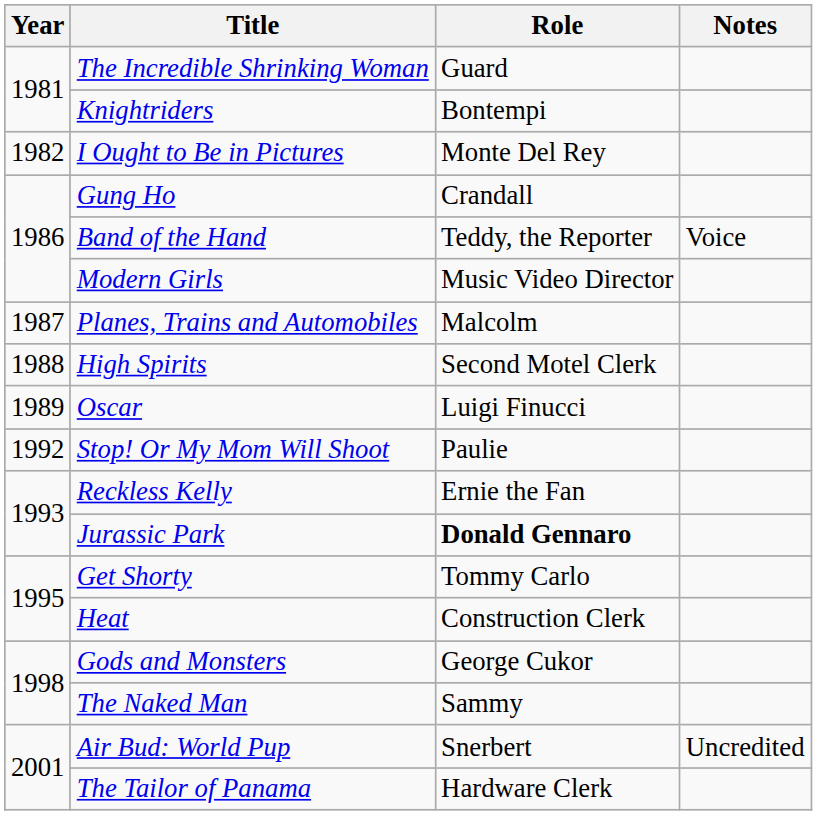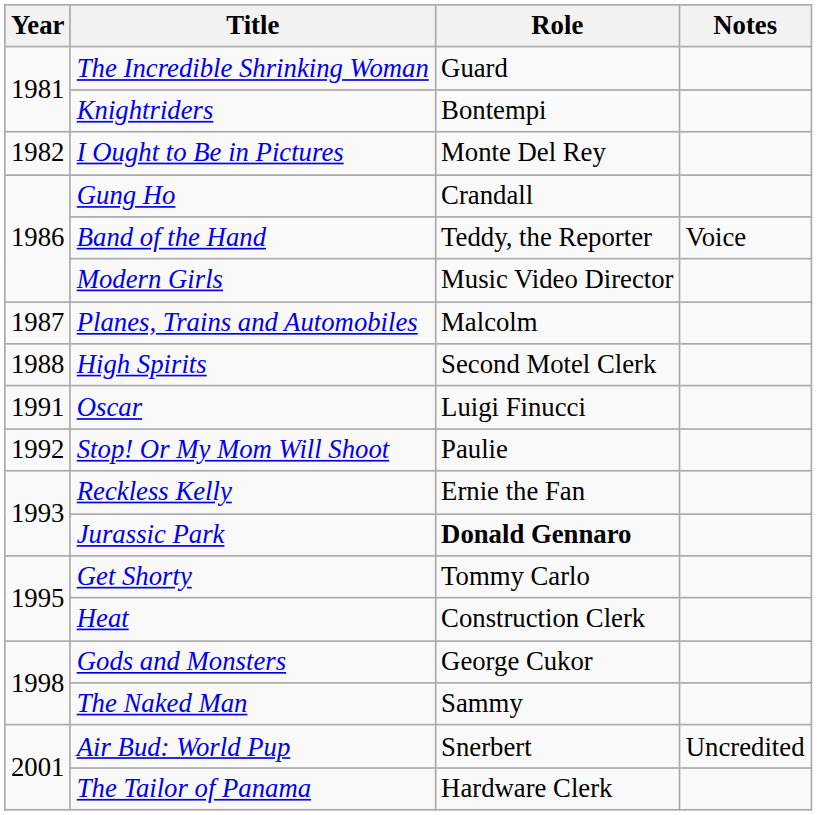(38, 407) 1989 -> (38, 407) 1991
